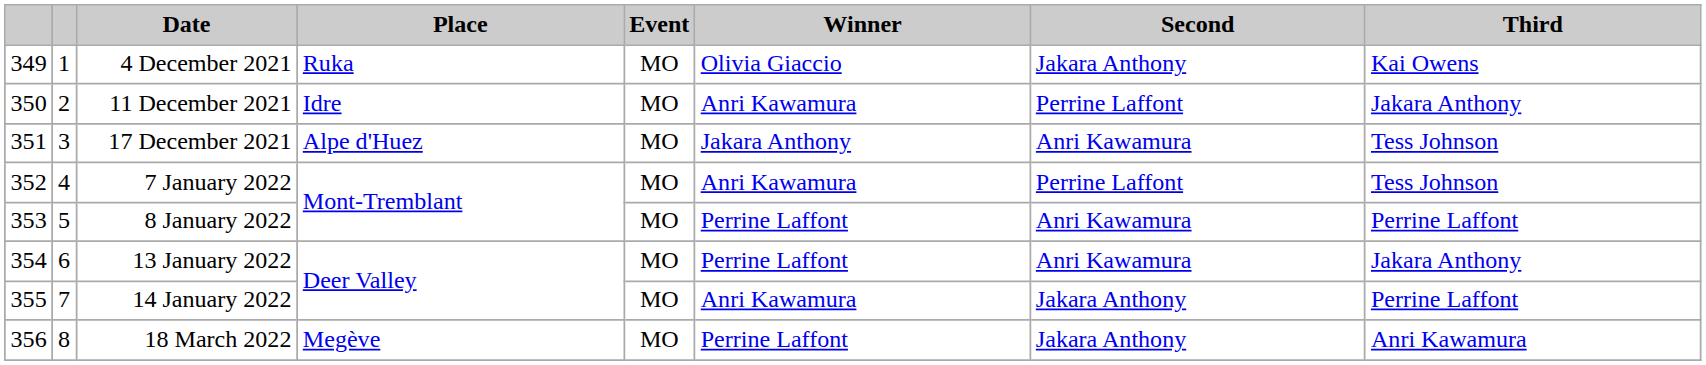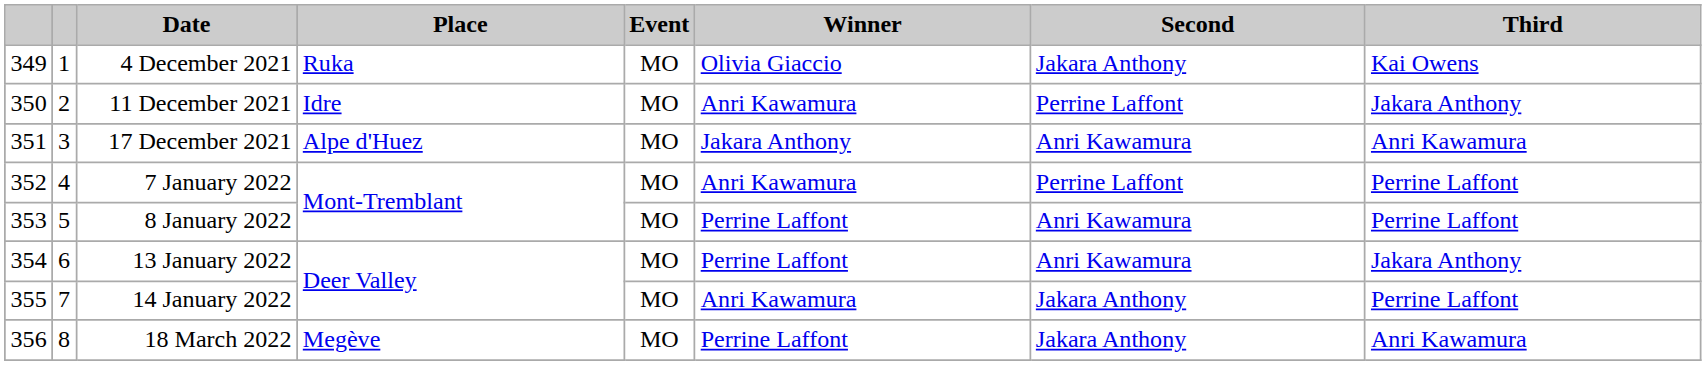(1435, 142) Tess Johnson -> (1449, 142) Anri Kawamura
(1435, 181) Tess Johnson -> (1445, 181) Perrine Laffont
